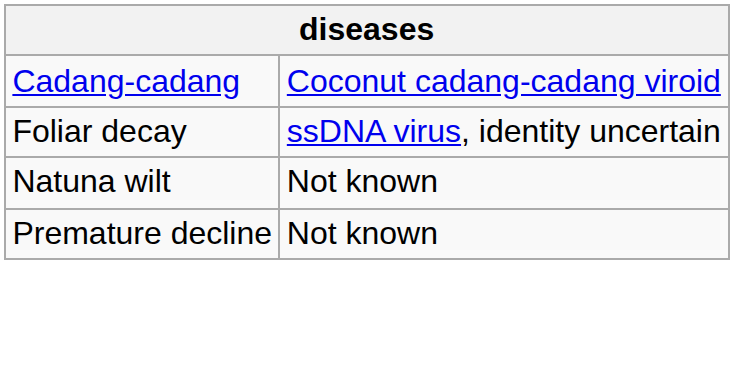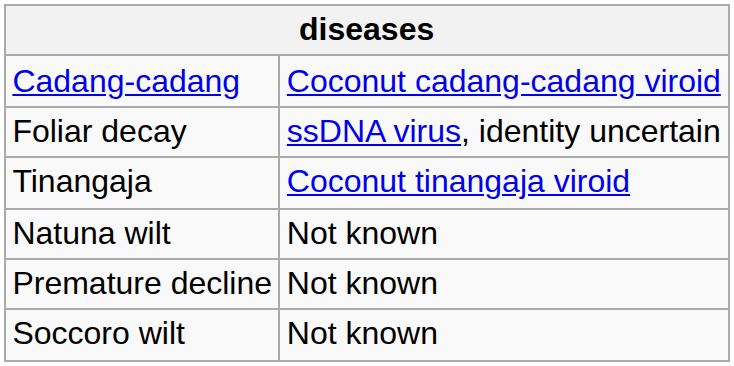+ row: (82, 182)
+ row: (99, 334)
